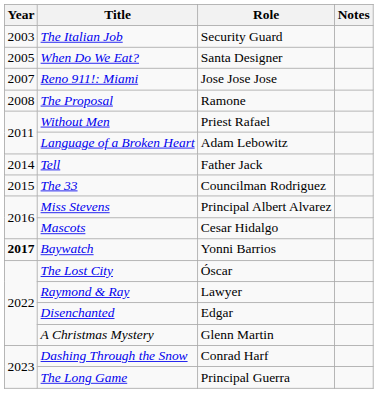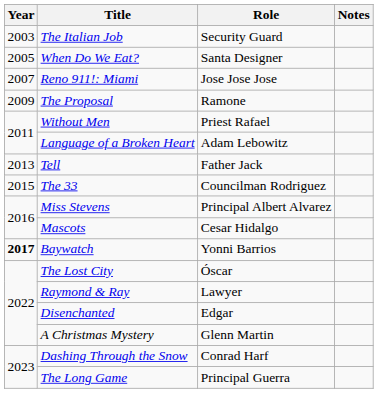(21, 100) 2008 -> (21, 100) 2009
(21, 164) 2014 -> (21, 164) 2013
